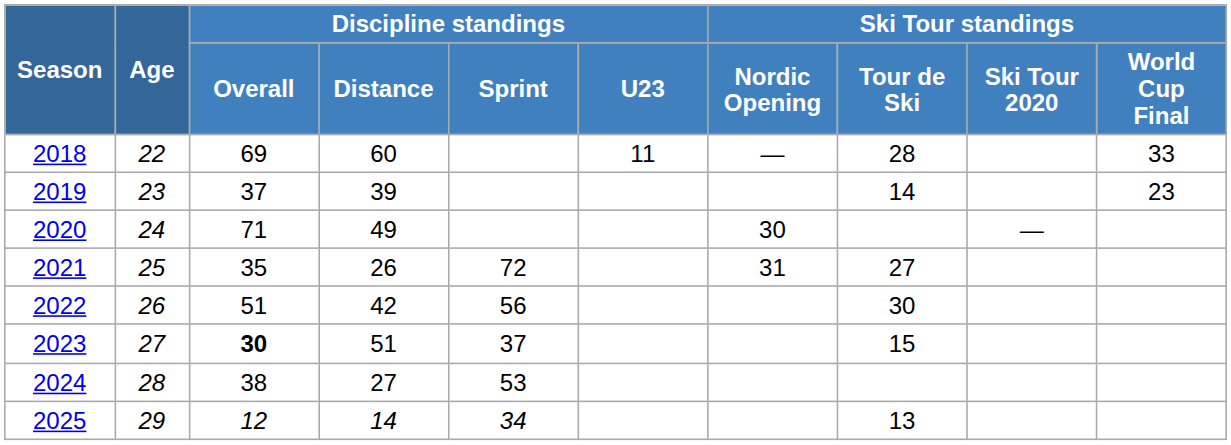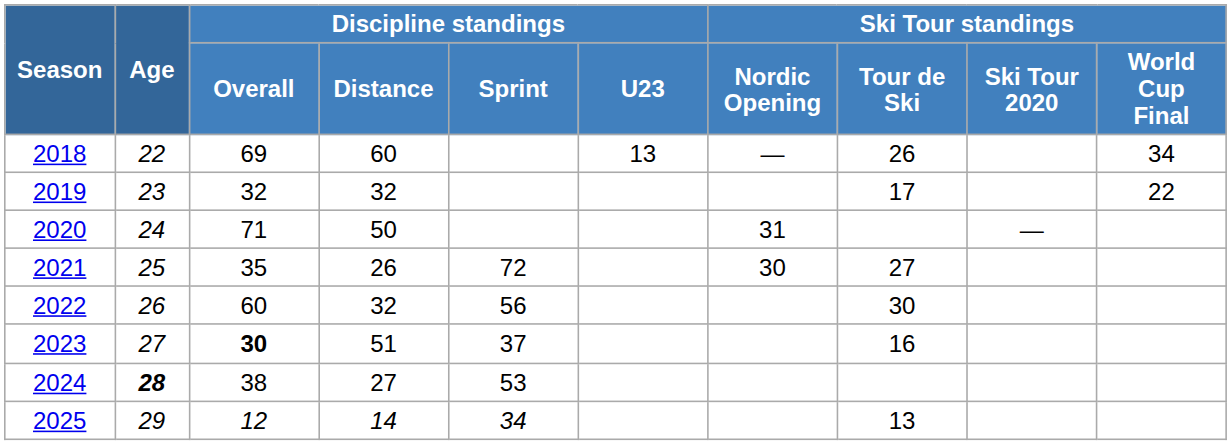(643, 154) 11 -> (643, 154) 13
(902, 154) 28 -> (902, 154) 26
(1161, 154) 33 -> (1161, 154) 34
(254, 192) 37 -> (254, 192) 32
(383, 192) 39 -> (383, 192) 32
(902, 192) 14 -> (902, 192) 17
(1161, 192) 23 -> (1161, 192) 22
(383, 230) 49 -> (383, 230) 50
(772, 230) 30 -> (772, 230) 31
(772, 268) 31 -> (772, 268) 30
(254, 306) 51 -> (254, 306) 60
(383, 306) 42 -> (383, 306) 32
(902, 344) 15 -> (902, 344) 16
(152, 382) normal -> (152, 382) bold
